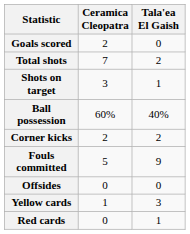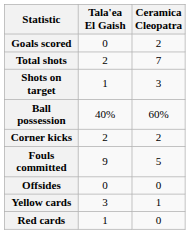columns swapped: (105, 19) <-> (159, 19)
